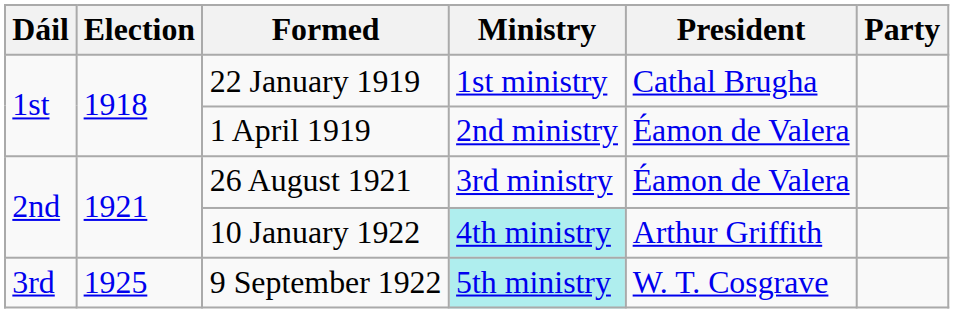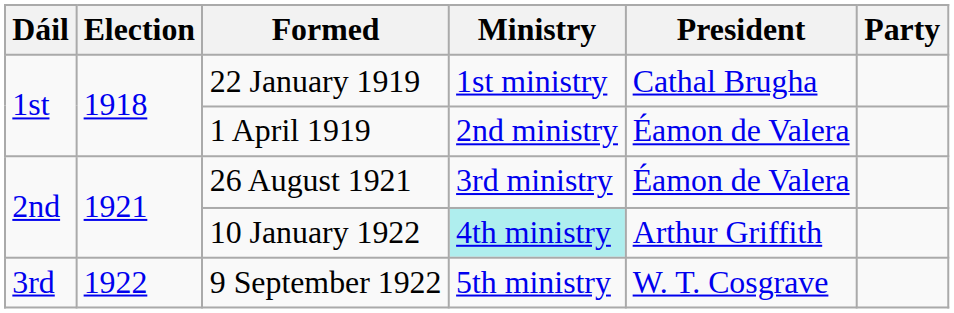(115, 282) 1925 -> (115, 282) 1922
(533, 282) paleturquoise background -> (533, 282) no background
